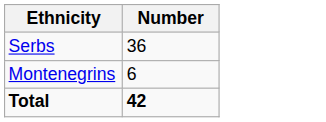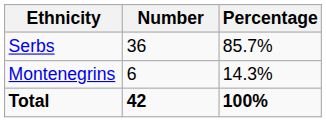+ column: (270, 18)
